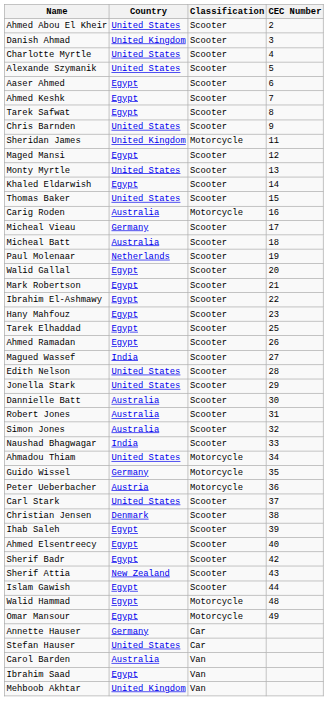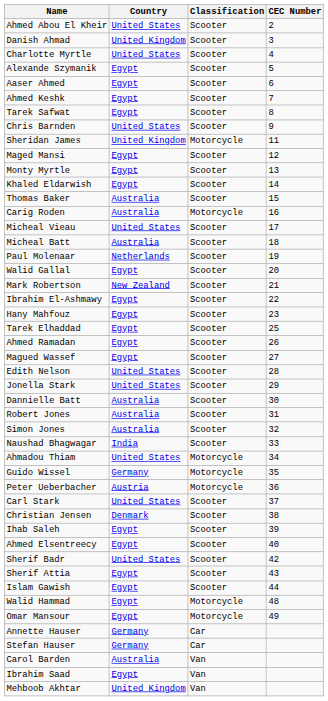(146, 69) United States -> (125, 69) Egypt
(146, 170) United States -> (125, 170) Egypt
(146, 199) United States -> (135, 199) Australia
(130, 228) Germany -> (146, 228) United States
(125, 285) Egypt -> (141, 285) New Zealand
(125, 357) India -> (125, 357) Egypt
(125, 559) Egypt -> (146, 559) United States
(141, 573) New Zealand -> (125, 573) Egypt
(146, 645) United States -> (130, 645) Germany
